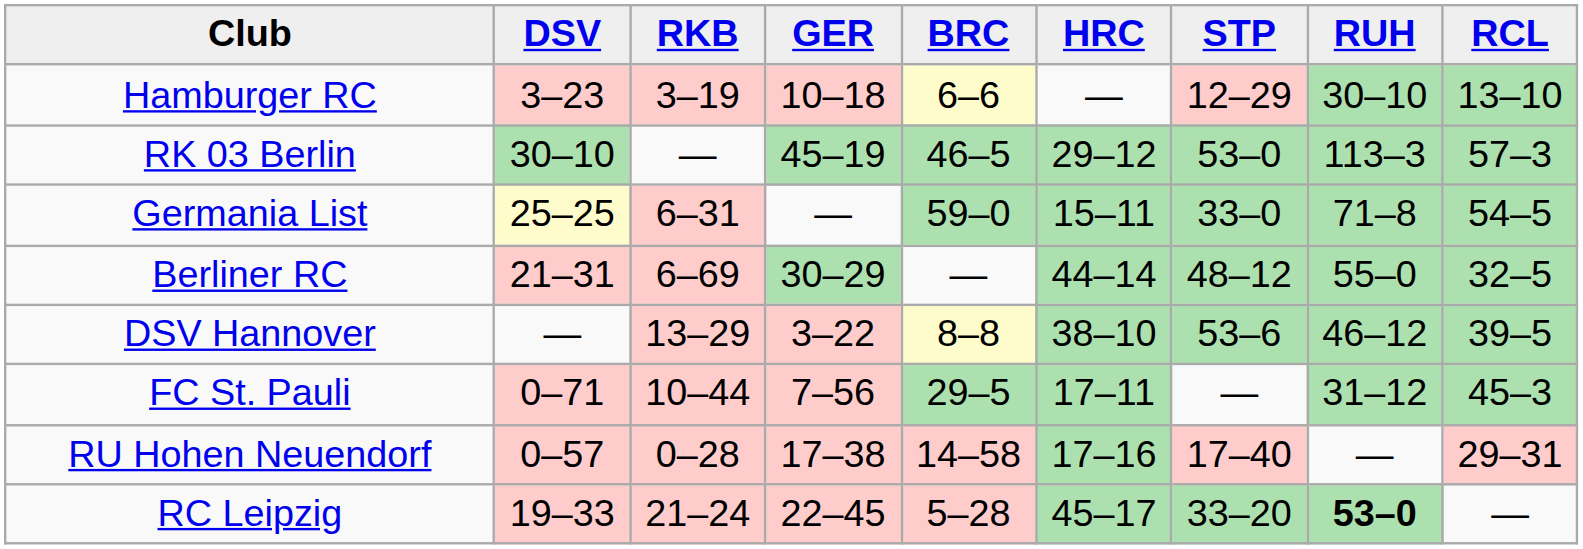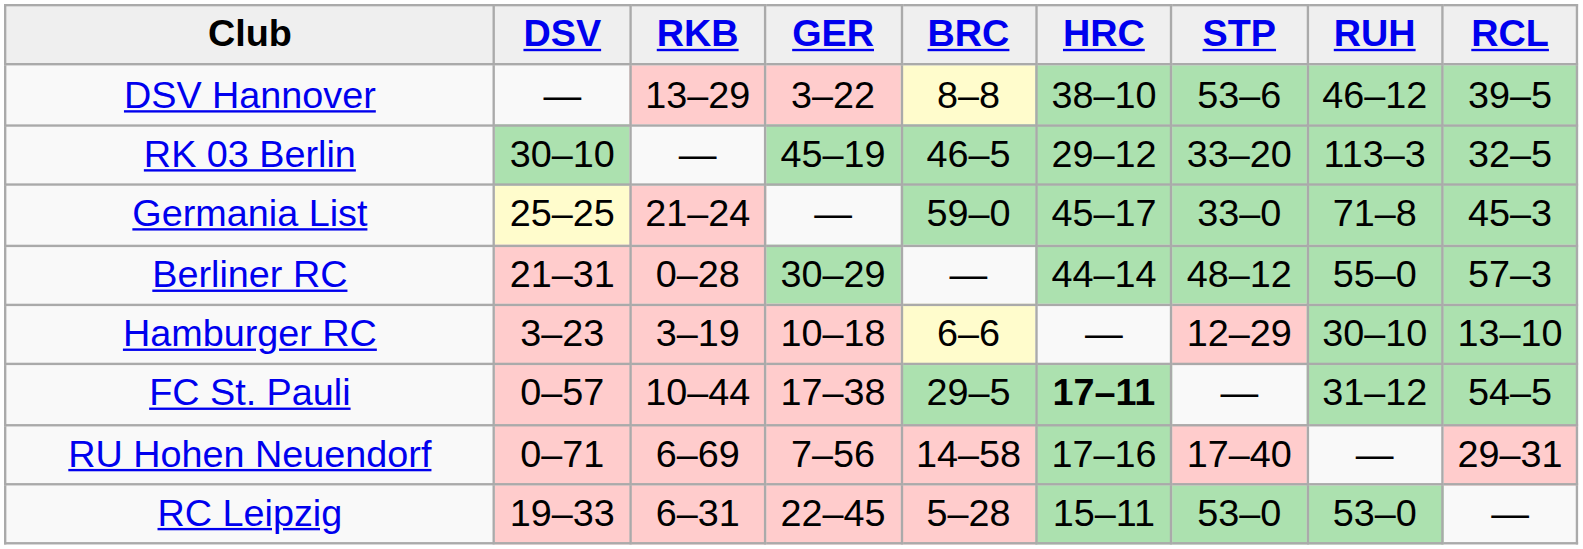rows swapped: (250, 333) <-> (250, 94)
(1239, 154) 53–0 -> (1239, 154) 33–20
(1510, 154) 57–3 -> (1510, 154) 32–5
(698, 214) 6–31 -> (698, 214) 21–24
(1104, 214) 15–11 -> (1104, 214) 45–17
(1510, 214) 54–5 -> (1510, 214) 45–3
(698, 273) 6–69 -> (698, 273) 0–28
(1510, 273) 32–5 -> (1510, 273) 57–3
(562, 393) 0–71 -> (562, 393) 0–57
(833, 393) 7–56 -> (833, 393) 17–38
(1104, 393) normal -> (1104, 393) bold
(1510, 393) 45–3 -> (1510, 393) 54–5
(562, 453) 0–57 -> (562, 453) 0–71
(698, 453) 0–28 -> (698, 453) 6–69
(833, 453) 17–38 -> (833, 453) 7–56
(698, 513) 21–24 -> (698, 513) 6–31
(1104, 513) 45–17 -> (1104, 513) 15–11
(1239, 513) 33–20 -> (1239, 513) 53–0
(1375, 513) bold -> (1375, 513) normal
